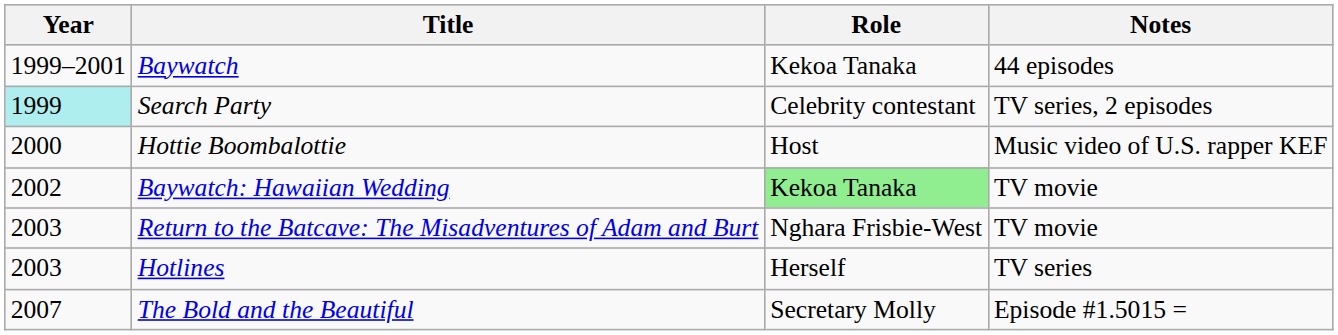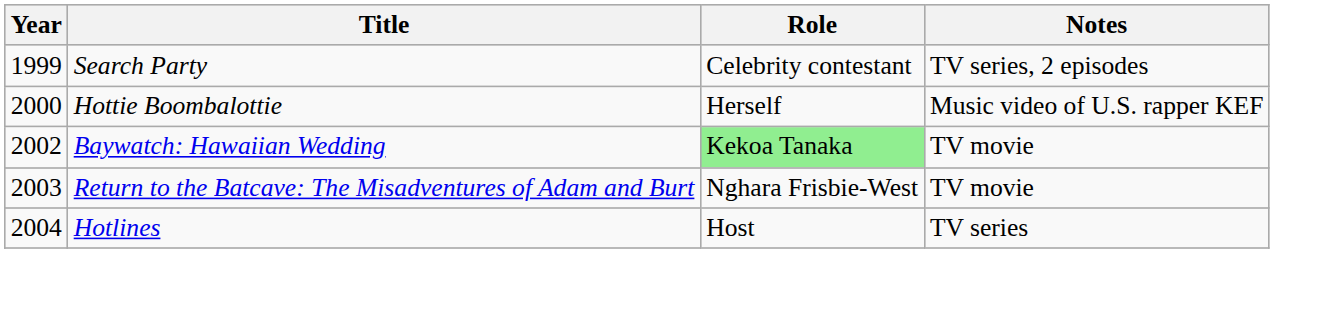- row: (188, 65)
(36, 106) paleturquoise background -> (36, 65) no background
(794, 146) Host -> (744, 106) Herself
(36, 268) 2003 -> (36, 227) 2004
(808, 268) Herself -> (730, 227) Host
- row: (276, 308)
